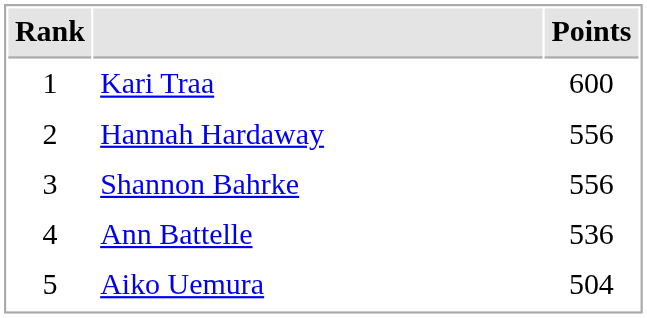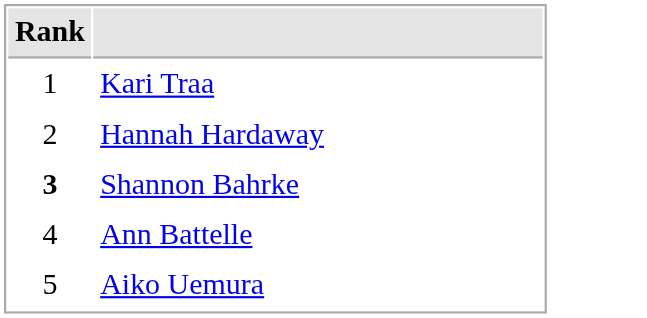- column: (591, 31)
(50, 184) normal -> (50, 184) bold
